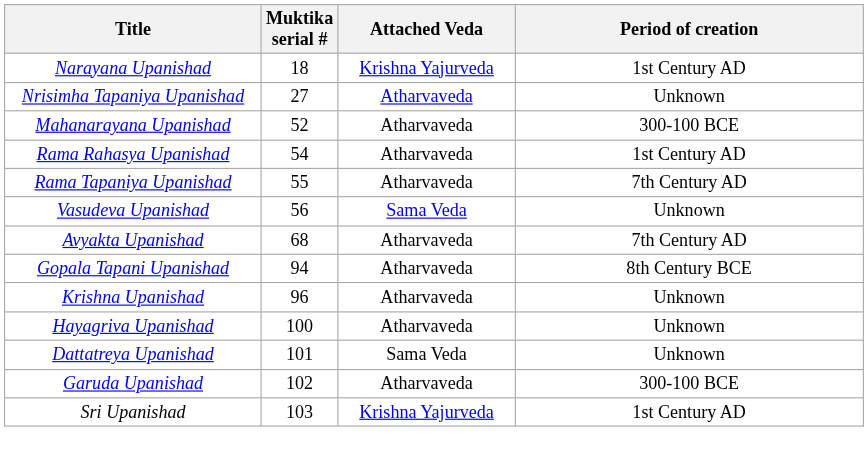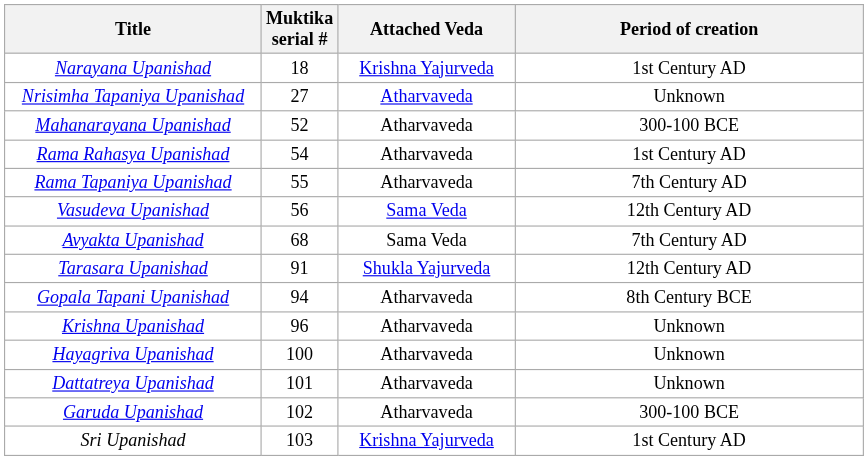(689, 211) Unknown -> (689, 211) 12th Century AD
(427, 239) Atharvaveda -> (427, 239) Sama Veda
+ row: (133, 268)
(427, 354) Sama Veda -> (427, 383) Atharvaveda
